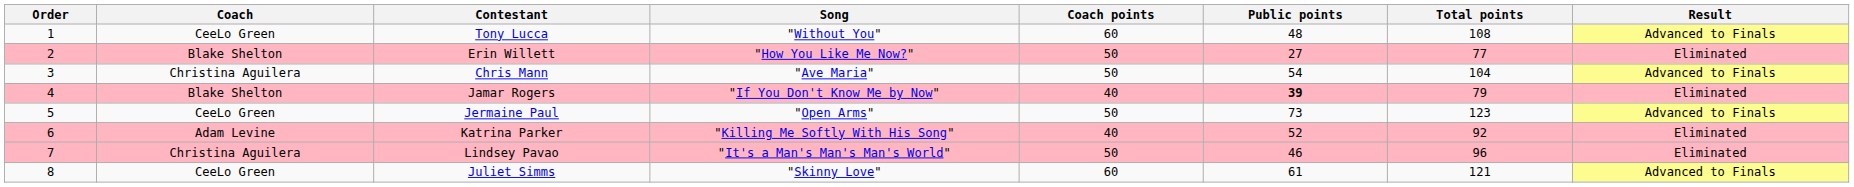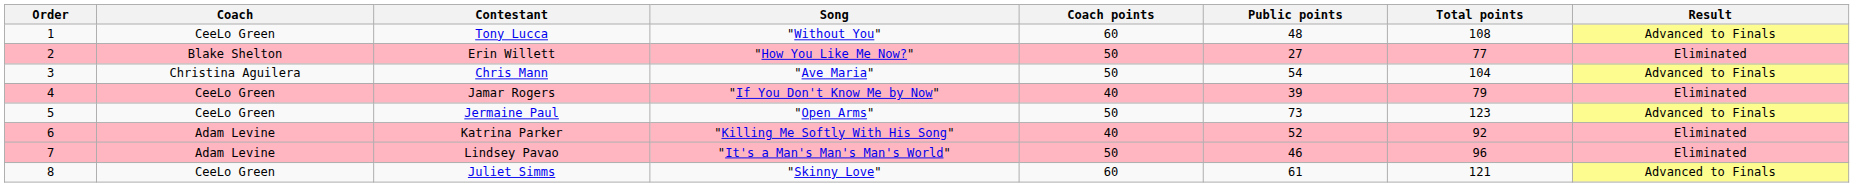(235, 93) Blake Shelton -> (235, 93) CeeLo Green
(1295, 93) bold -> (1295, 93) normal
(235, 152) Christina Aguilera -> (235, 152) Adam Levine
